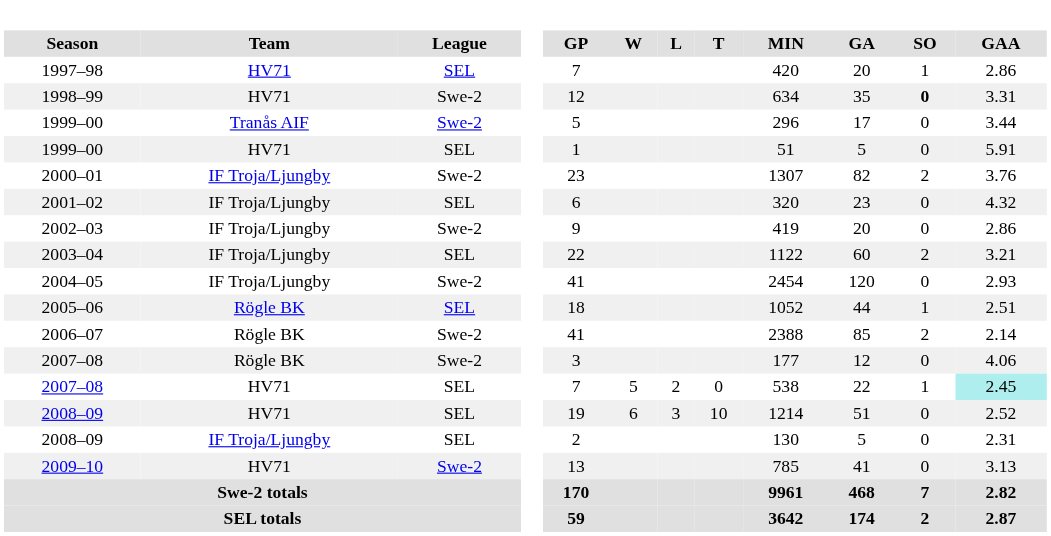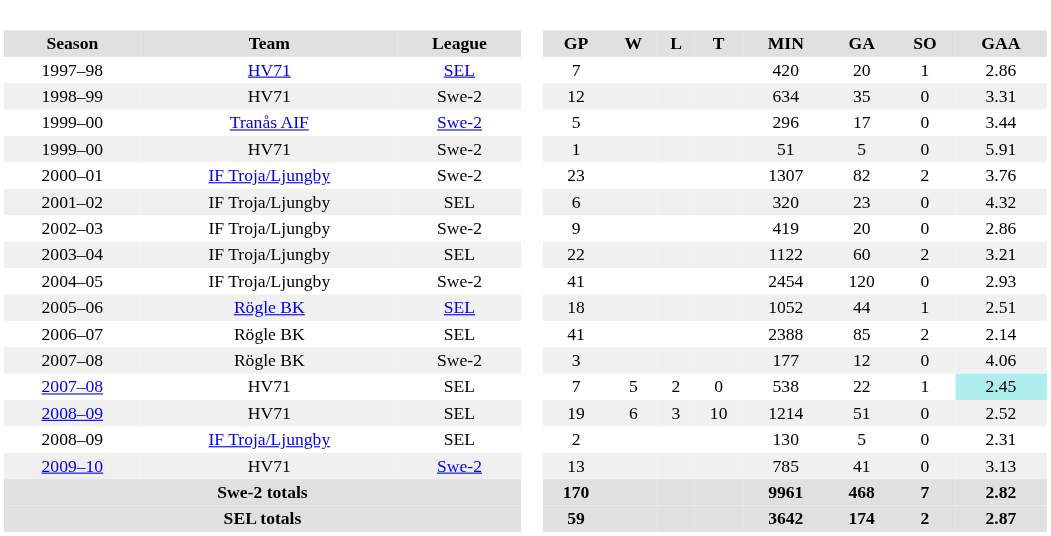(925, 96) bold -> (925, 96) normal
(459, 149) SEL -> (459, 149) Swe-2
(459, 333) Swe-2 -> (459, 333) SEL
